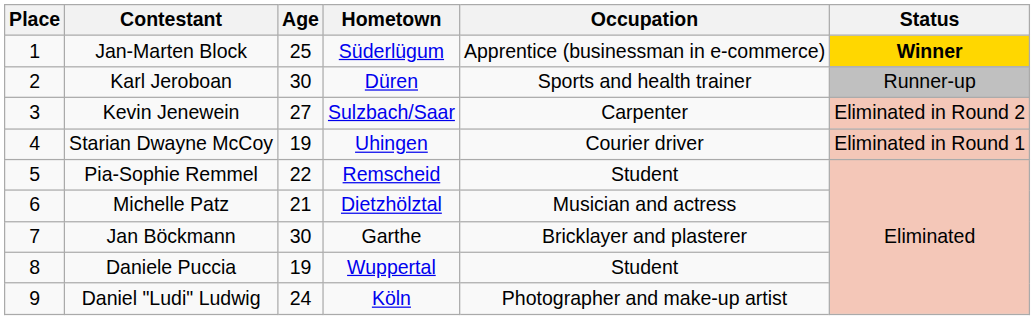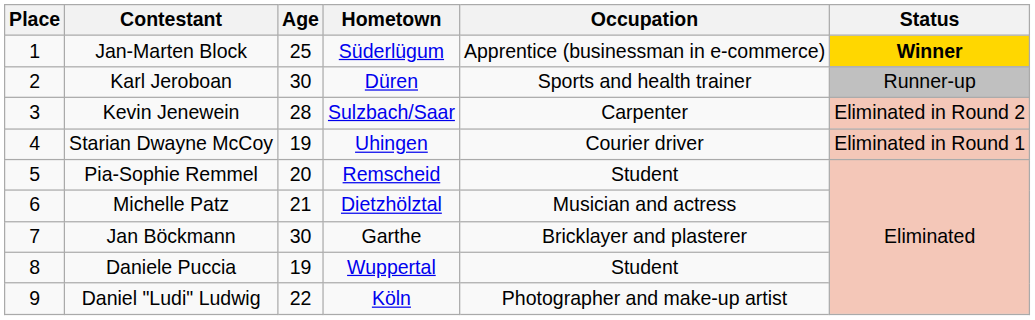(301, 112) 27 -> (301, 112) 28
(301, 174) 22 -> (301, 174) 20
(301, 298) 24 -> (301, 298) 22
